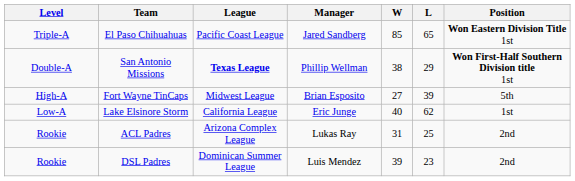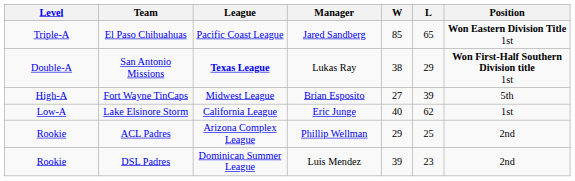(334, 68) Phillip Wellman -> (334, 68) Lukas Ray
(334, 134) Lukas Ray -> (334, 134) Phillip Wellman
(397, 134) 31 -> (397, 134) 29
